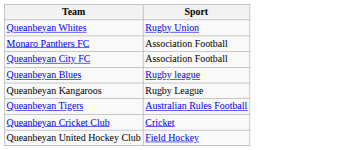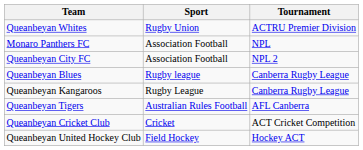+ column: (304, 12)
